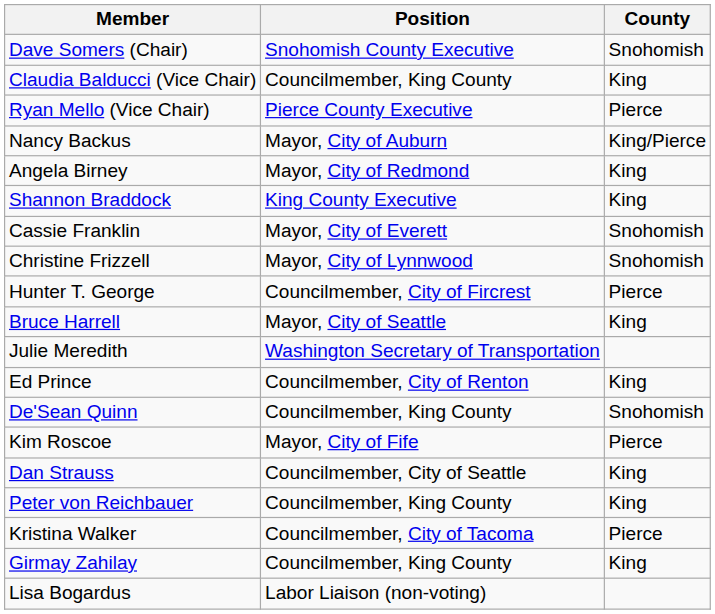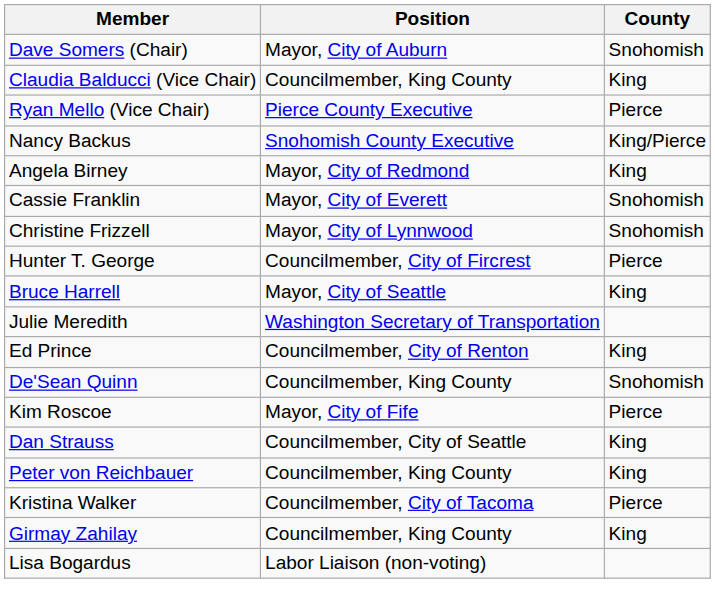(389, 49) Snohomish County Executive -> (356, 49) Mayor, City of Auburn
(356, 140) Mayor, City of Auburn -> (389, 140) Snohomish County Executive
- row: (90, 200)
